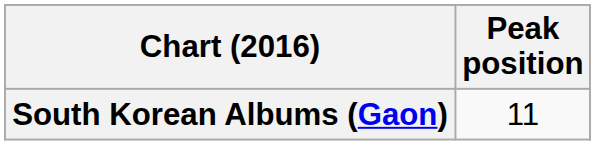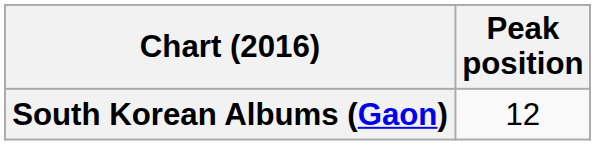(523, 113) 11 -> (523, 113) 12
